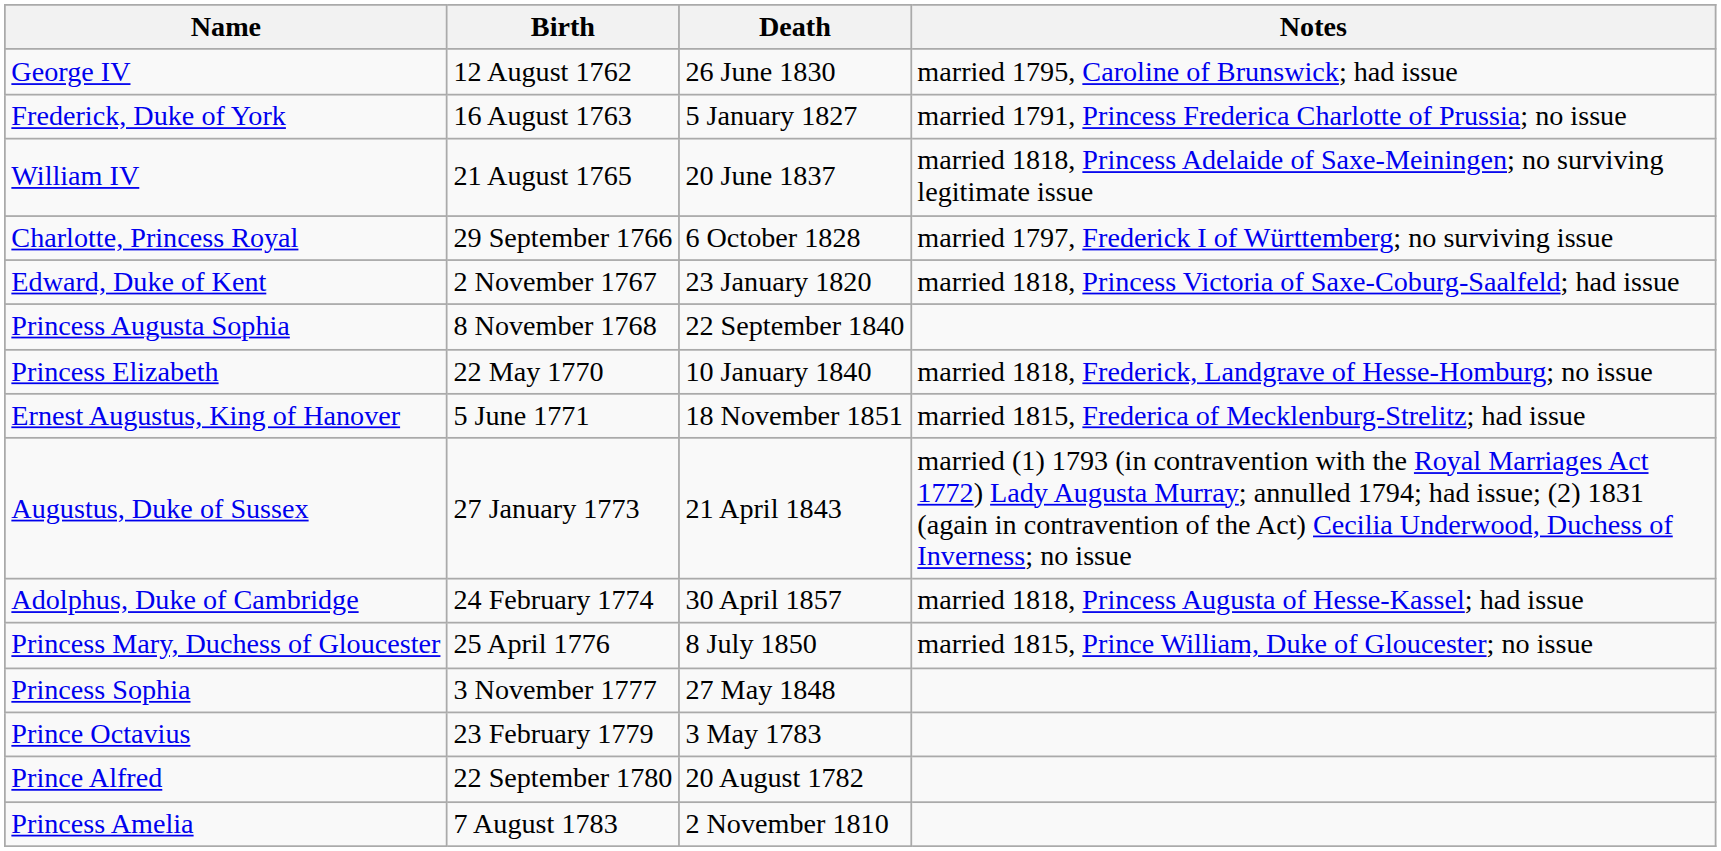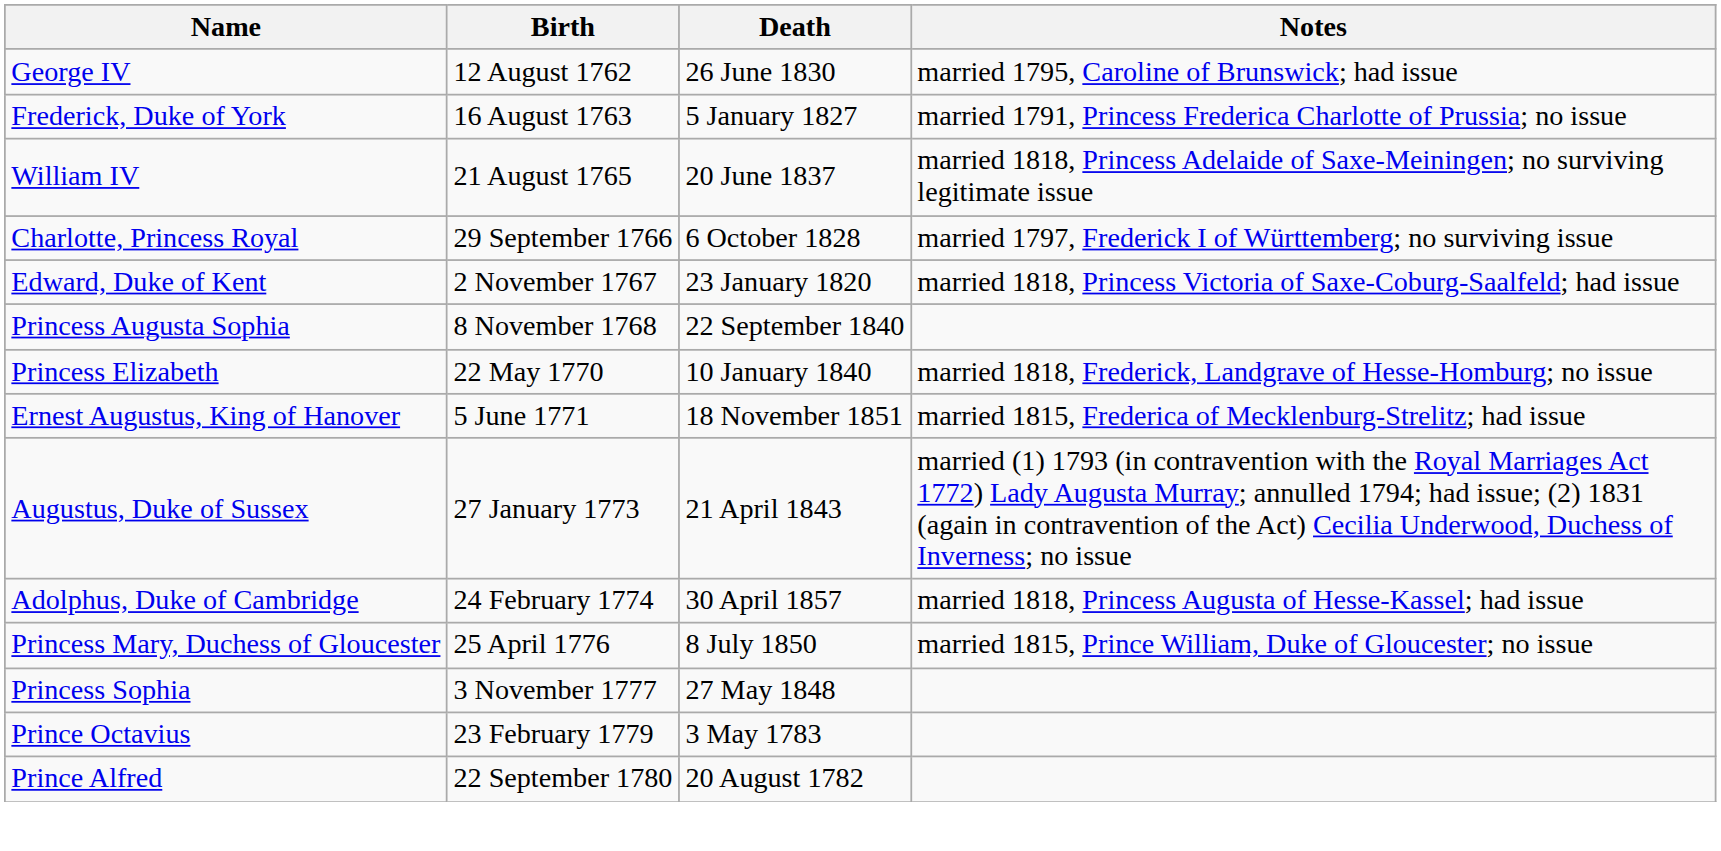- row: (102, 823)
